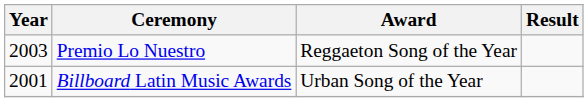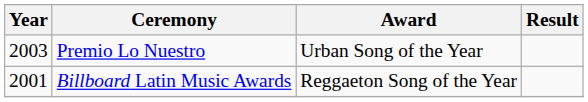(409, 50) Reggaeton Song of the Year -> (391, 50) Urban Song of the Year
(391, 81) Urban Song of the Year -> (409, 81) Reggaeton Song of the Year
